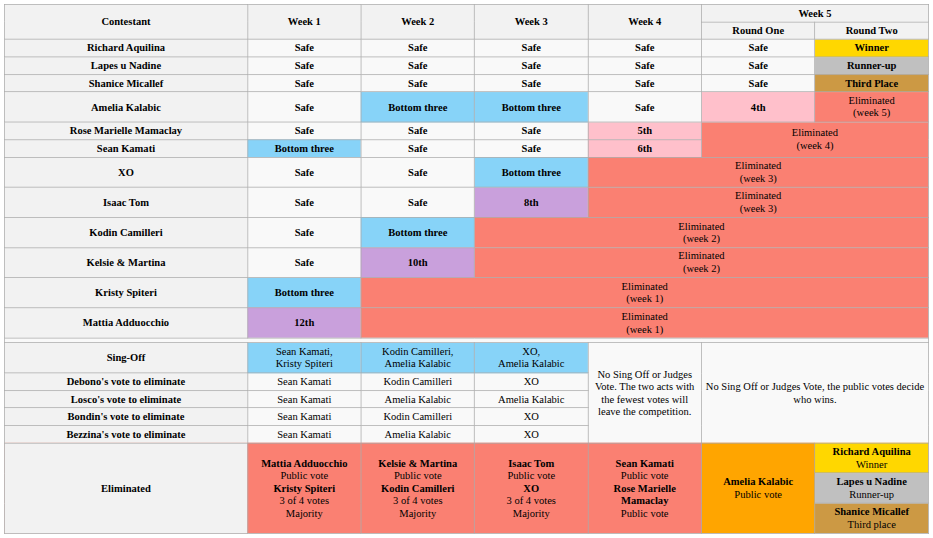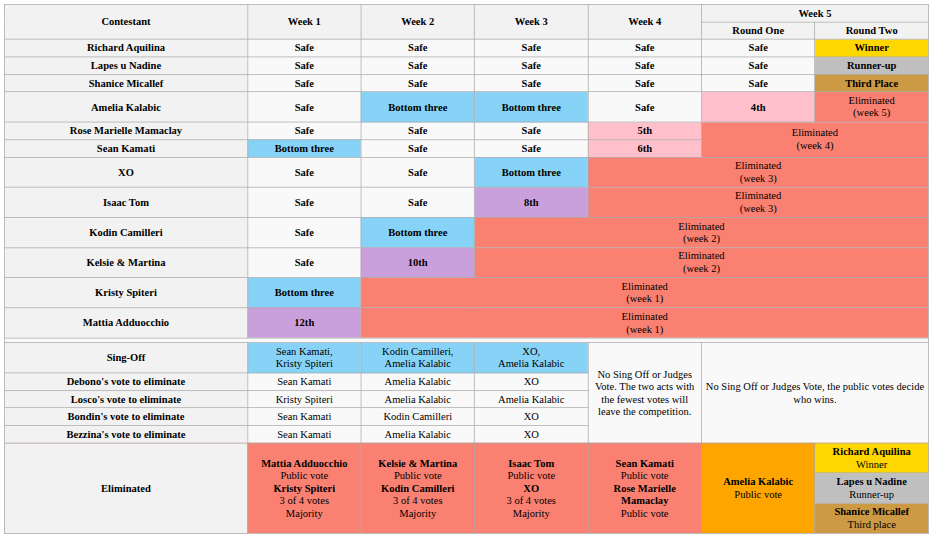(418, 382) Kodin Camilleri -> (418, 382) Amelia Kalabic
(304, 399) Sean Kamati -> (304, 399) Kristy Spiteri
